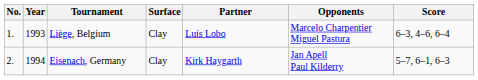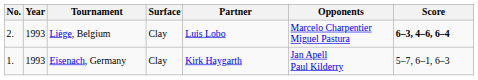(10, 33) 1. -> (10, 33) 2.
(423, 33) normal -> (423, 33) bold
(10, 60) 2. -> (10, 60) 1.
(35, 60) 1994 -> (35, 60) 1993
